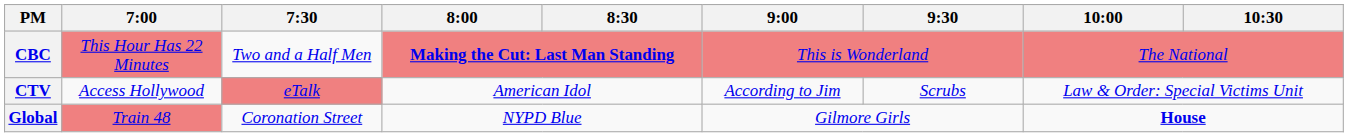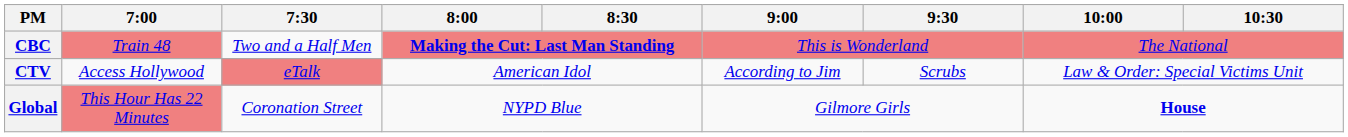(142, 54) This Hour Has 22 Minutes -> (142, 44) Train 48
(142, 117) Train 48 -> (142, 108) This Hour Has 22 Minutes
